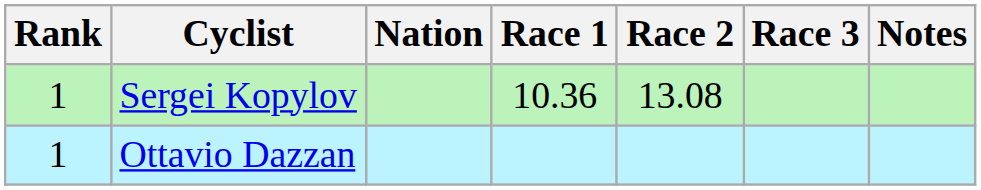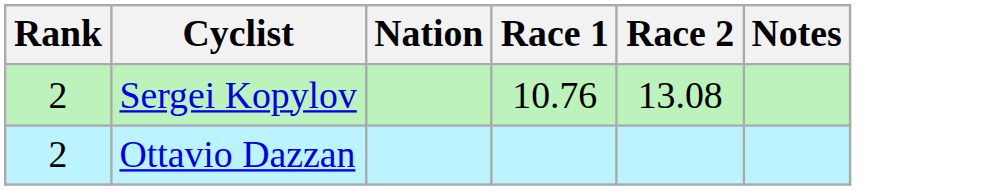- column: (806, 34)
(58, 94) 1 -> (58, 94) 2
(555, 94) 10.36 -> (555, 94) 10.76
(58, 154) 1 -> (58, 154) 2
